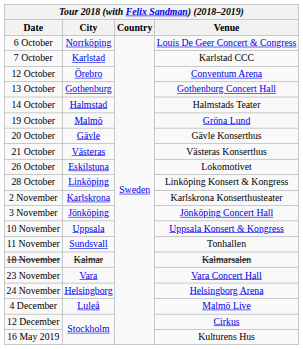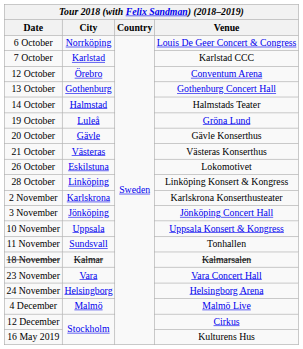(88, 120) Malmö -> (88, 120) Luleå
(88, 306) Luleå -> (88, 306) Malmö
